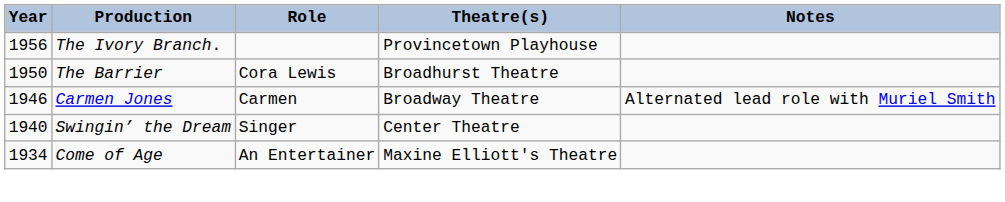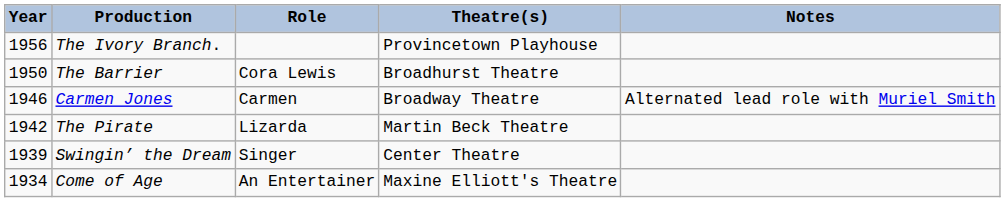+ row: (104, 127)
(28, 127) 1940 -> (28, 155) 1939
